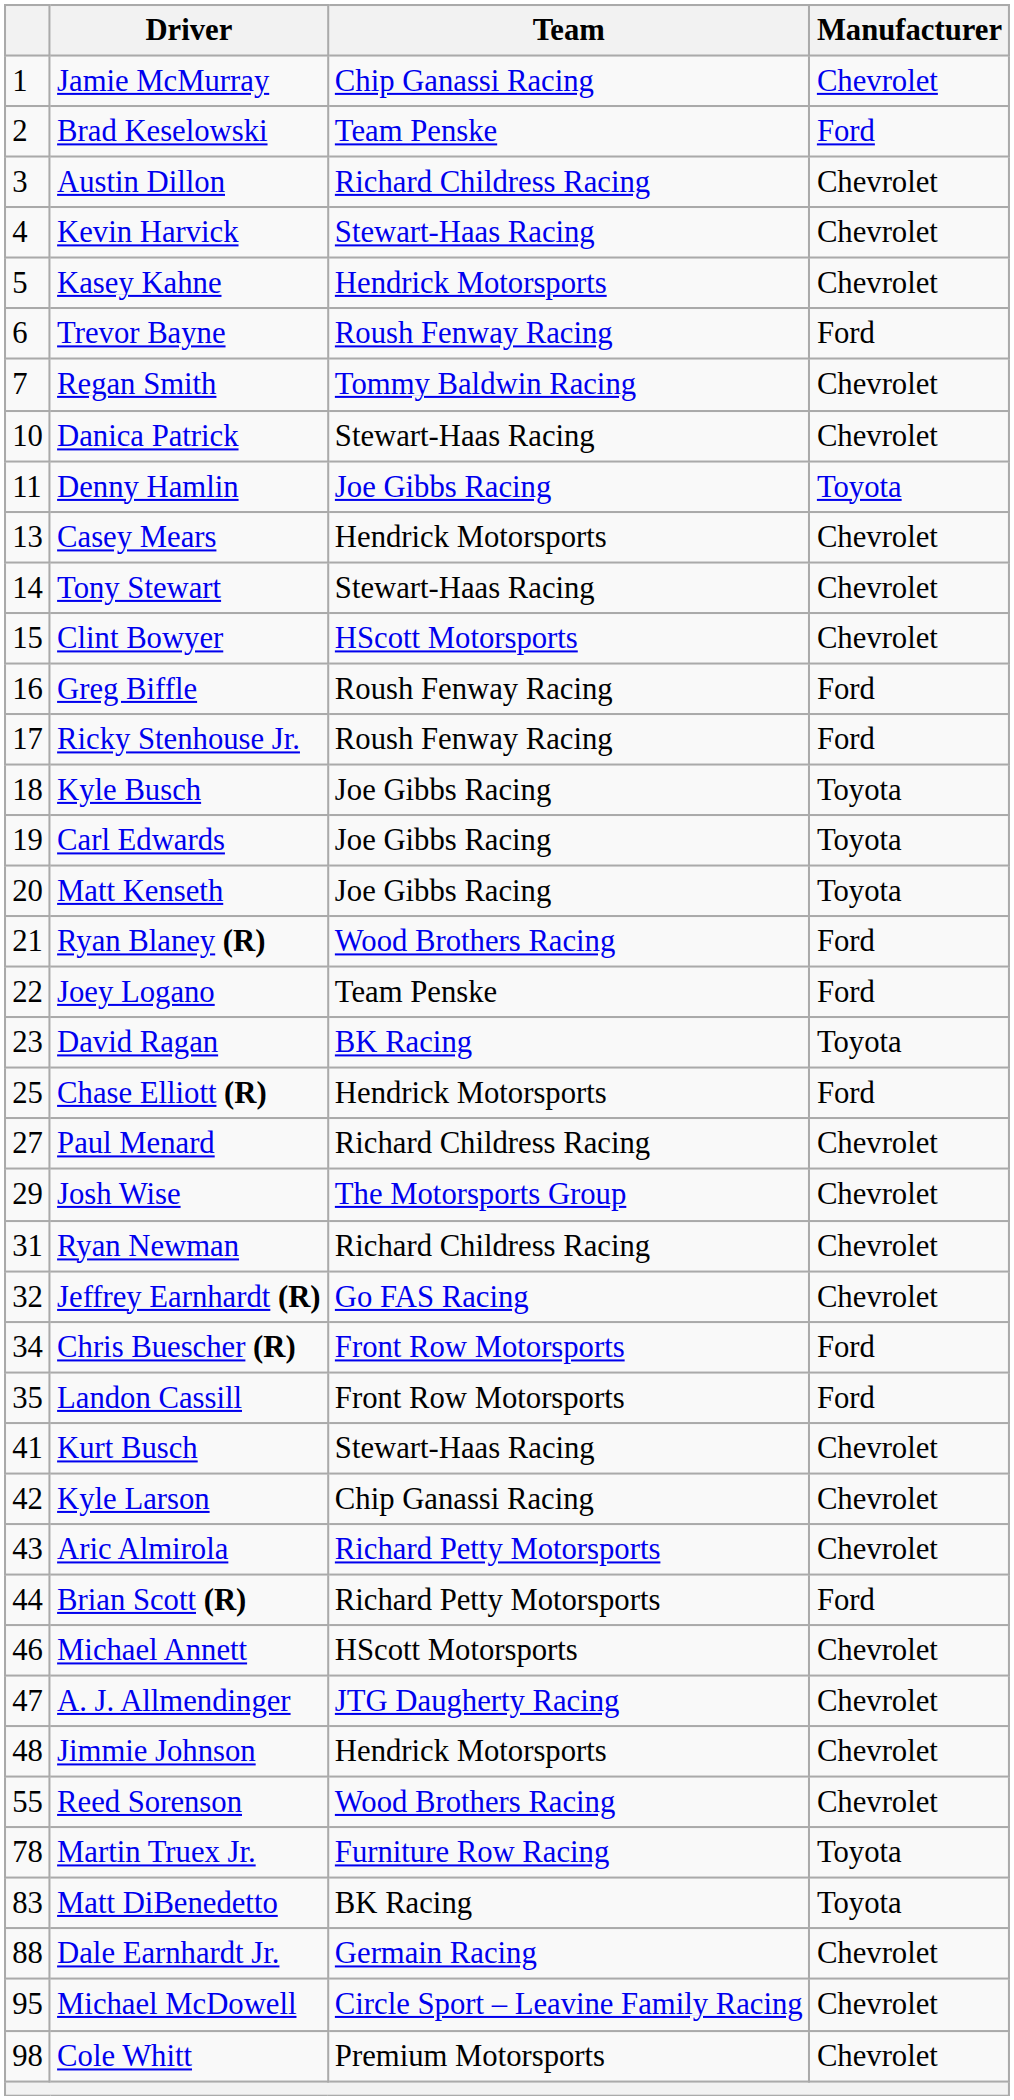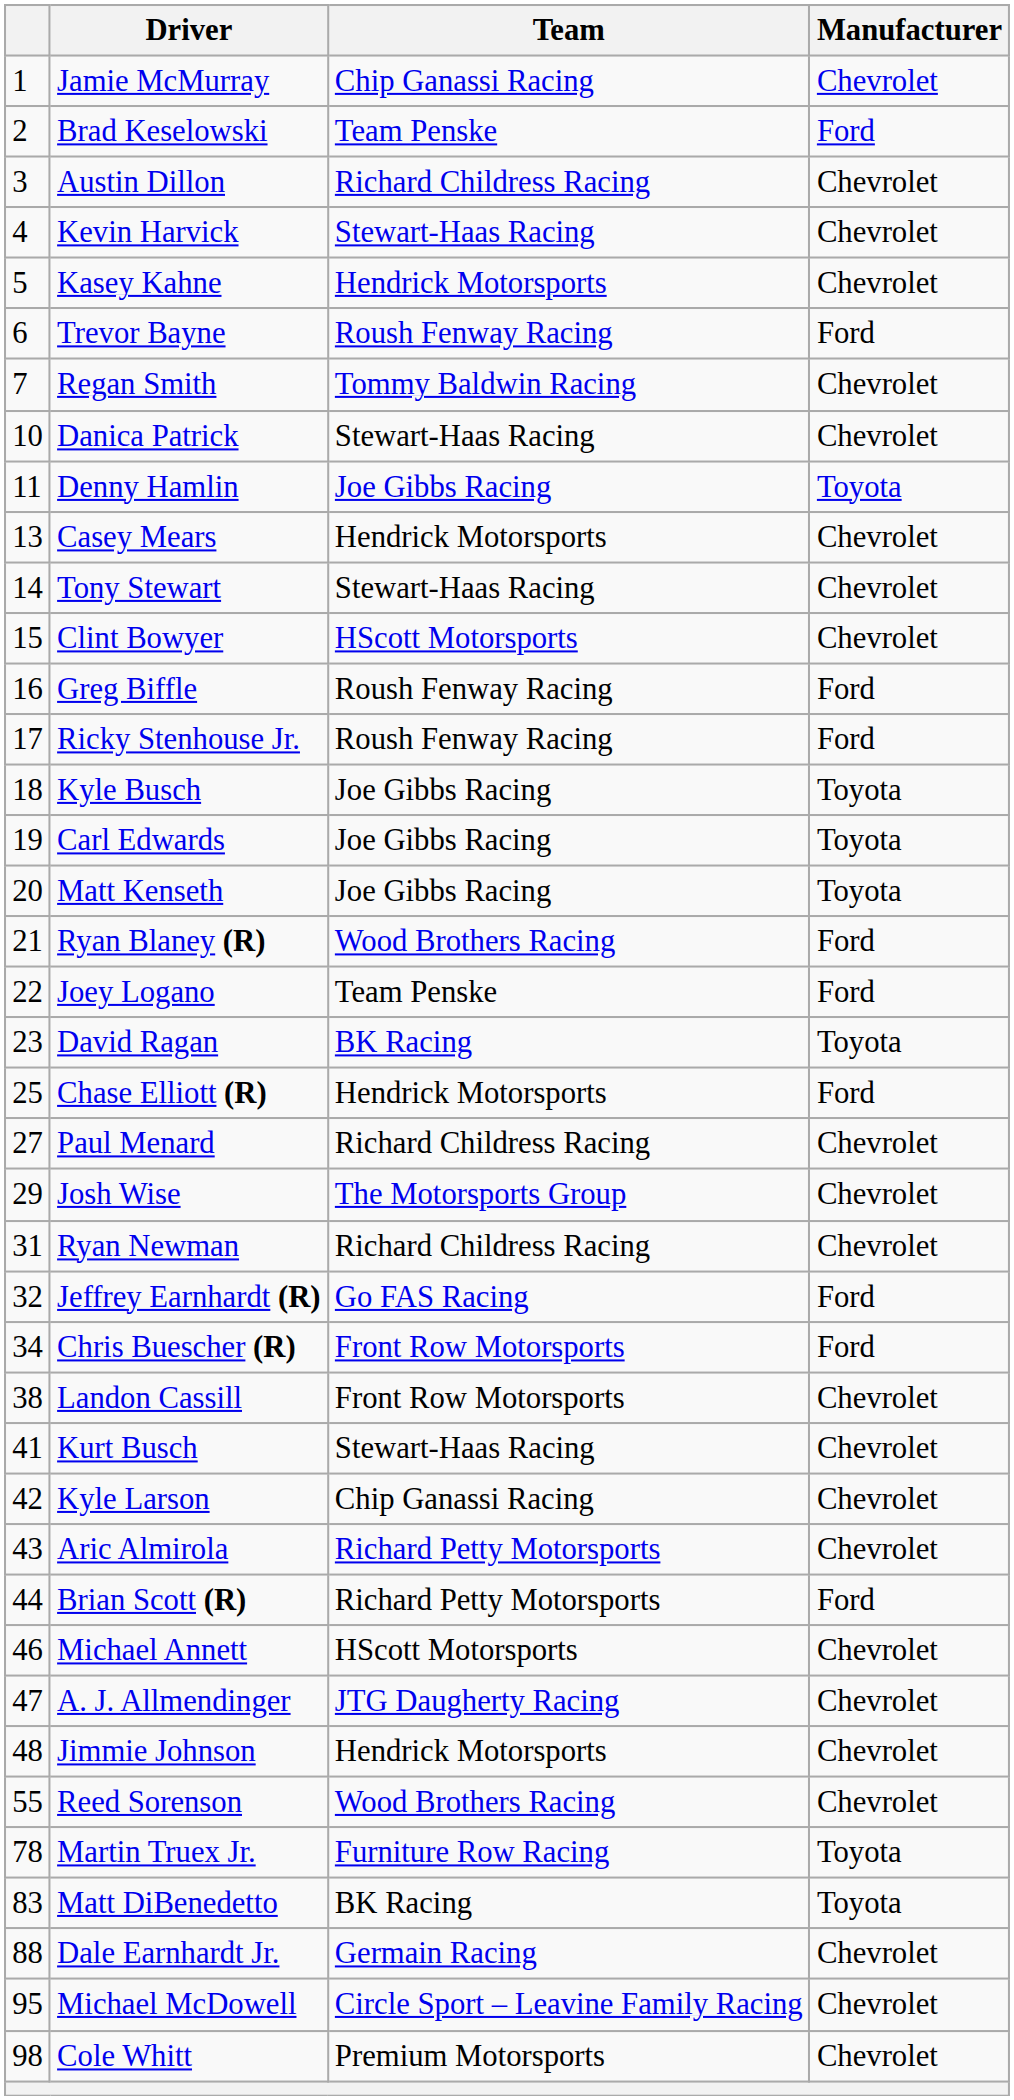(877, 1295) Chevrolet -> (846, 1295) Ford
(27, 1396) 35 -> (27, 1396) 38
(846, 1396) Ford -> (877, 1396) Chevrolet
